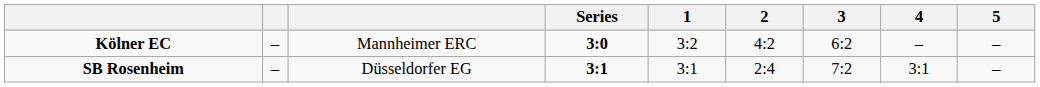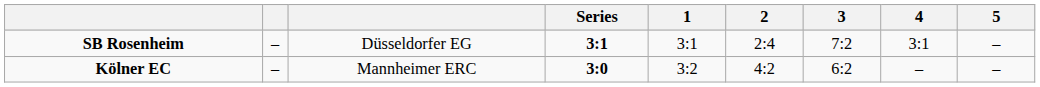rows swapped: (133, 69) <-> (133, 43)
